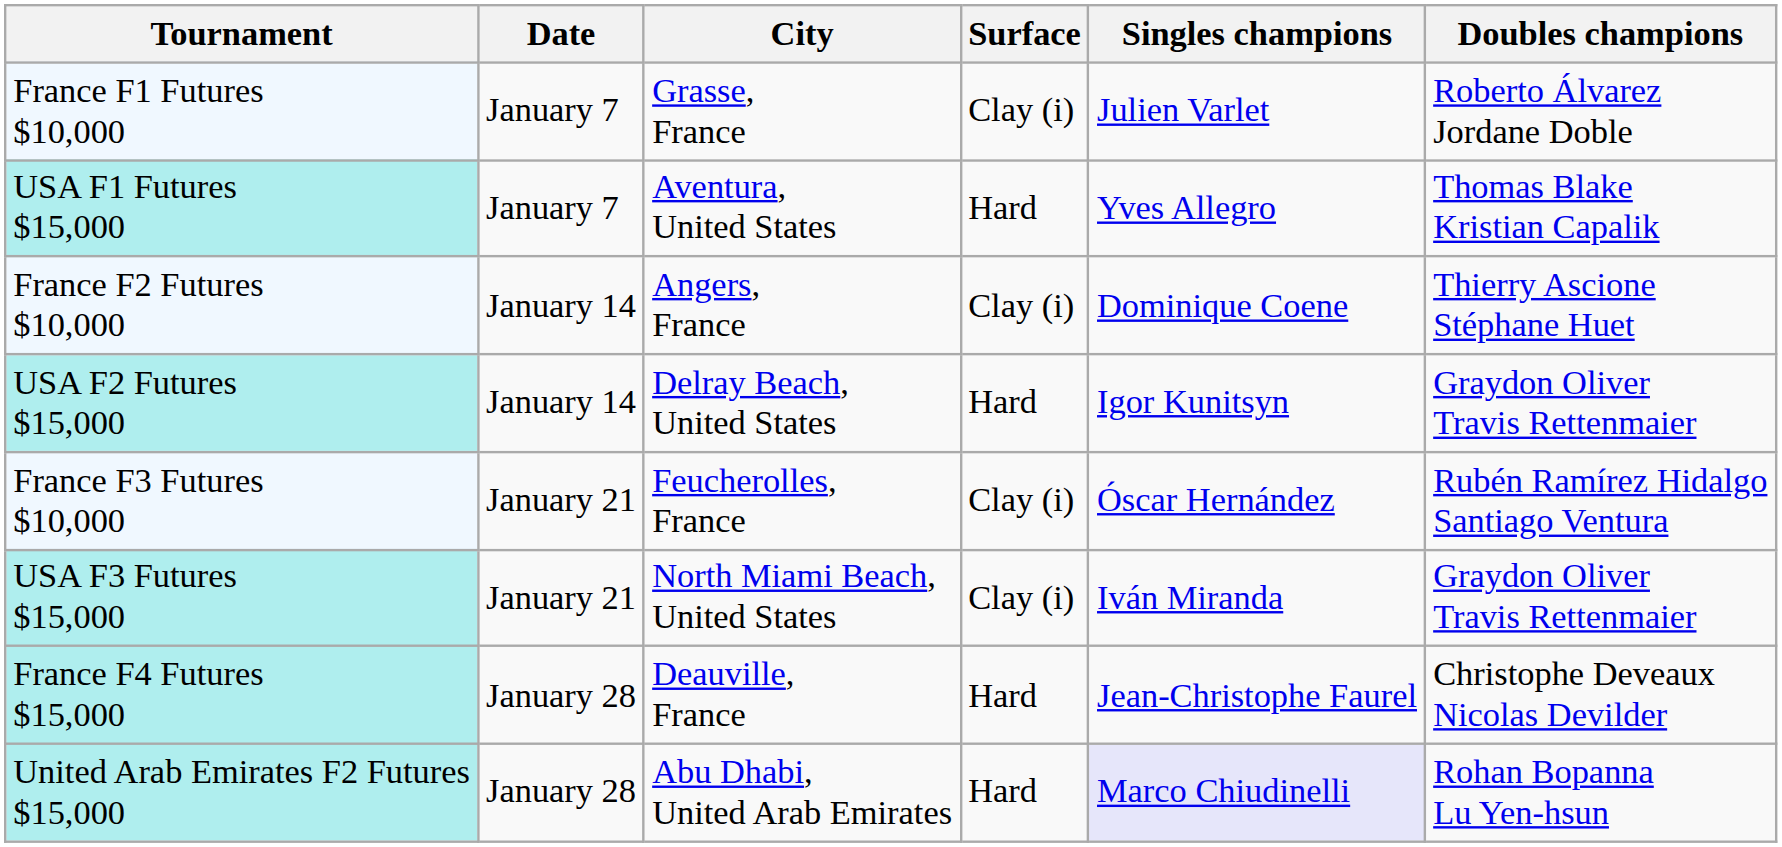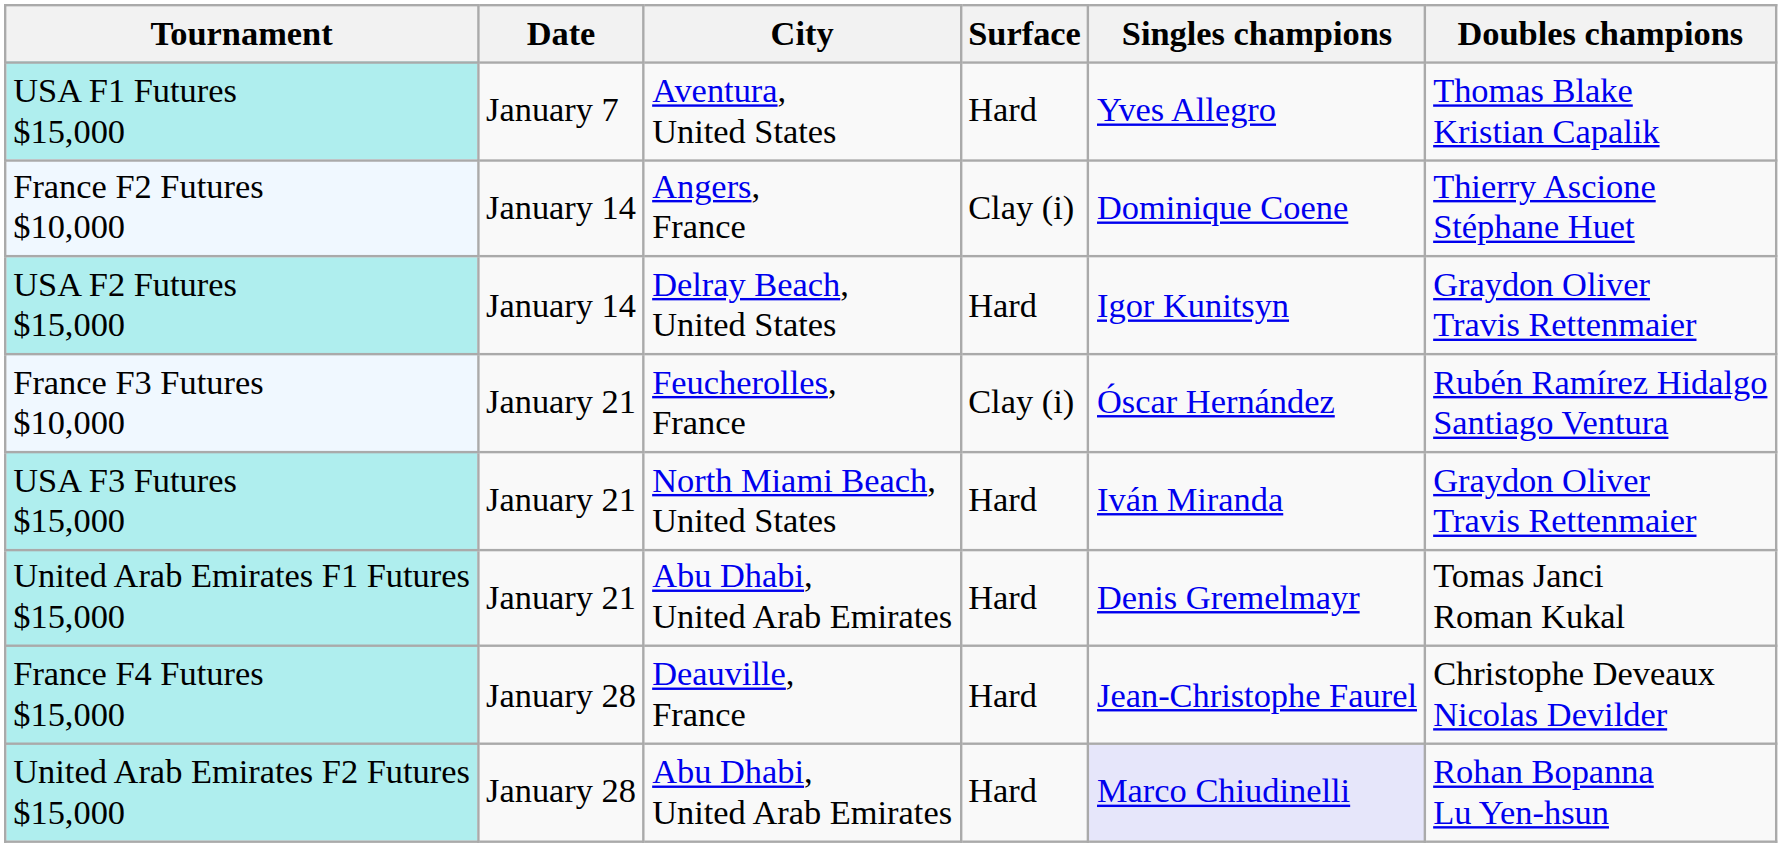- row: (138, 110)
(1021, 597) Clay (i) -> (1003, 499) Hard
+ row: (242, 597)
